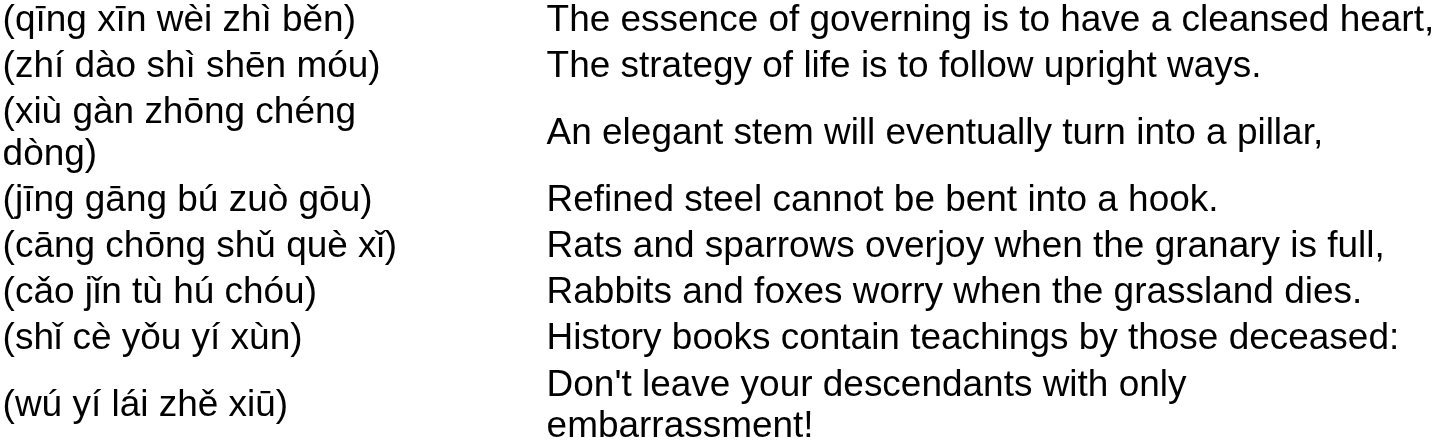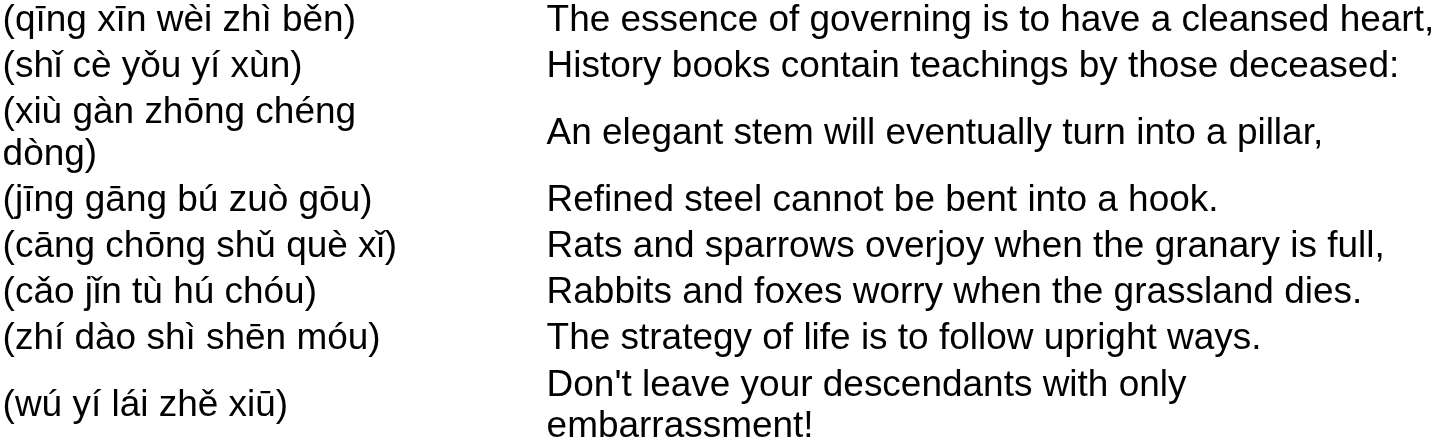rows swapped: (192, 64) <-> (153, 337)
